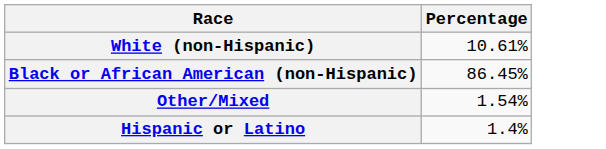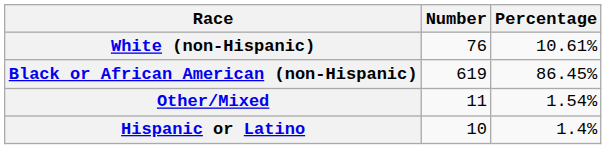+ column: (456, 19)
